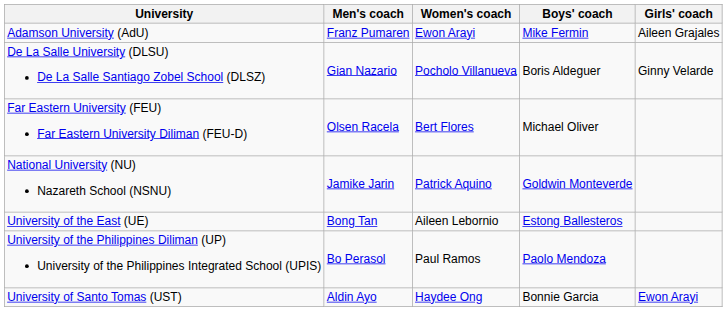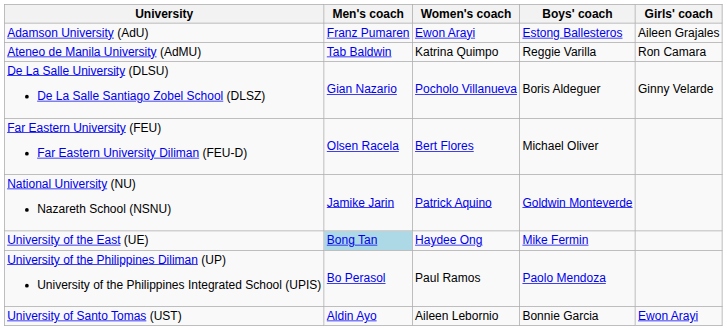(555, 33) Mike Fermin -> (572, 33) Estong Ballesteros
+ row: (104, 52)
(352, 221) no background -> (352, 240) lightblue background
(457, 221) Aileen Lebornio -> (449, 240) Haydee Ong
(572, 221) Estong Ballesteros -> (555, 240) Mike Fermin
(449, 297) Haydee Ong -> (457, 316) Aileen Lebornio
